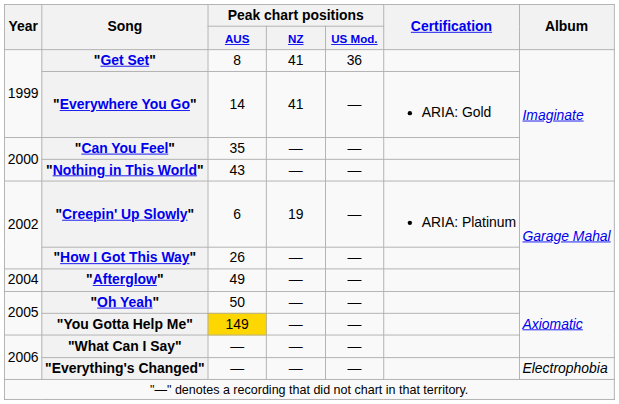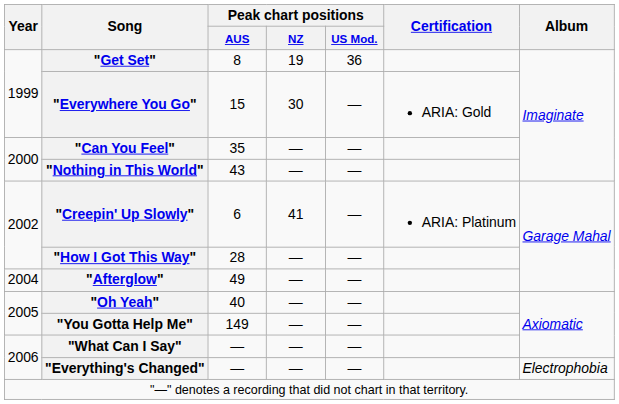(296, 60) 41 -> (296, 60) 19
(237, 104) 14 -> (237, 104) 15
(296, 104) 41 -> (296, 104) 30
(296, 214) 19 -> (296, 214) 41
(237, 258) 26 -> (237, 258) 28
(237, 302) 50 -> (237, 302) 40
(237, 324) gold background -> (237, 324) no background
